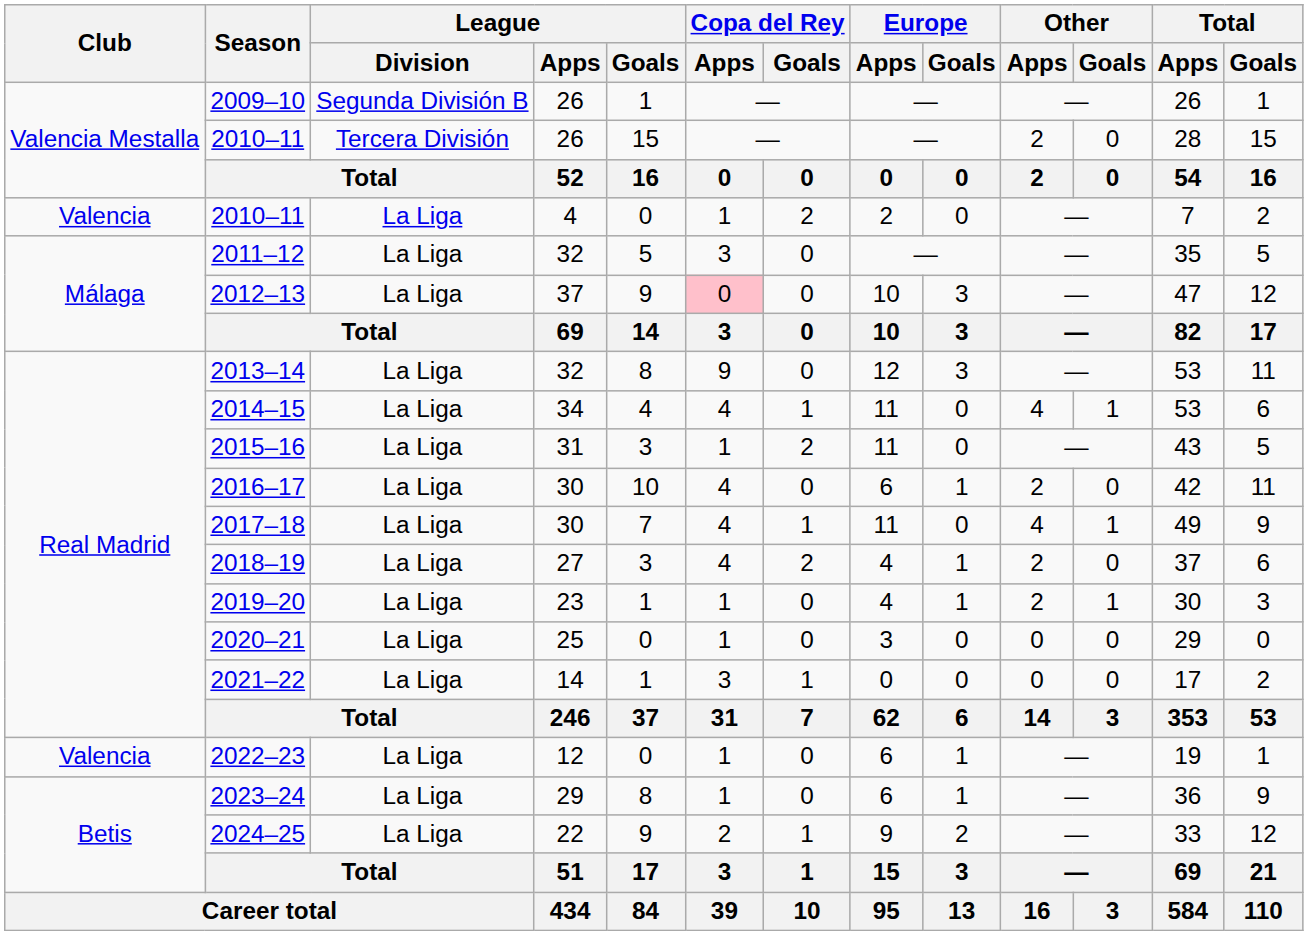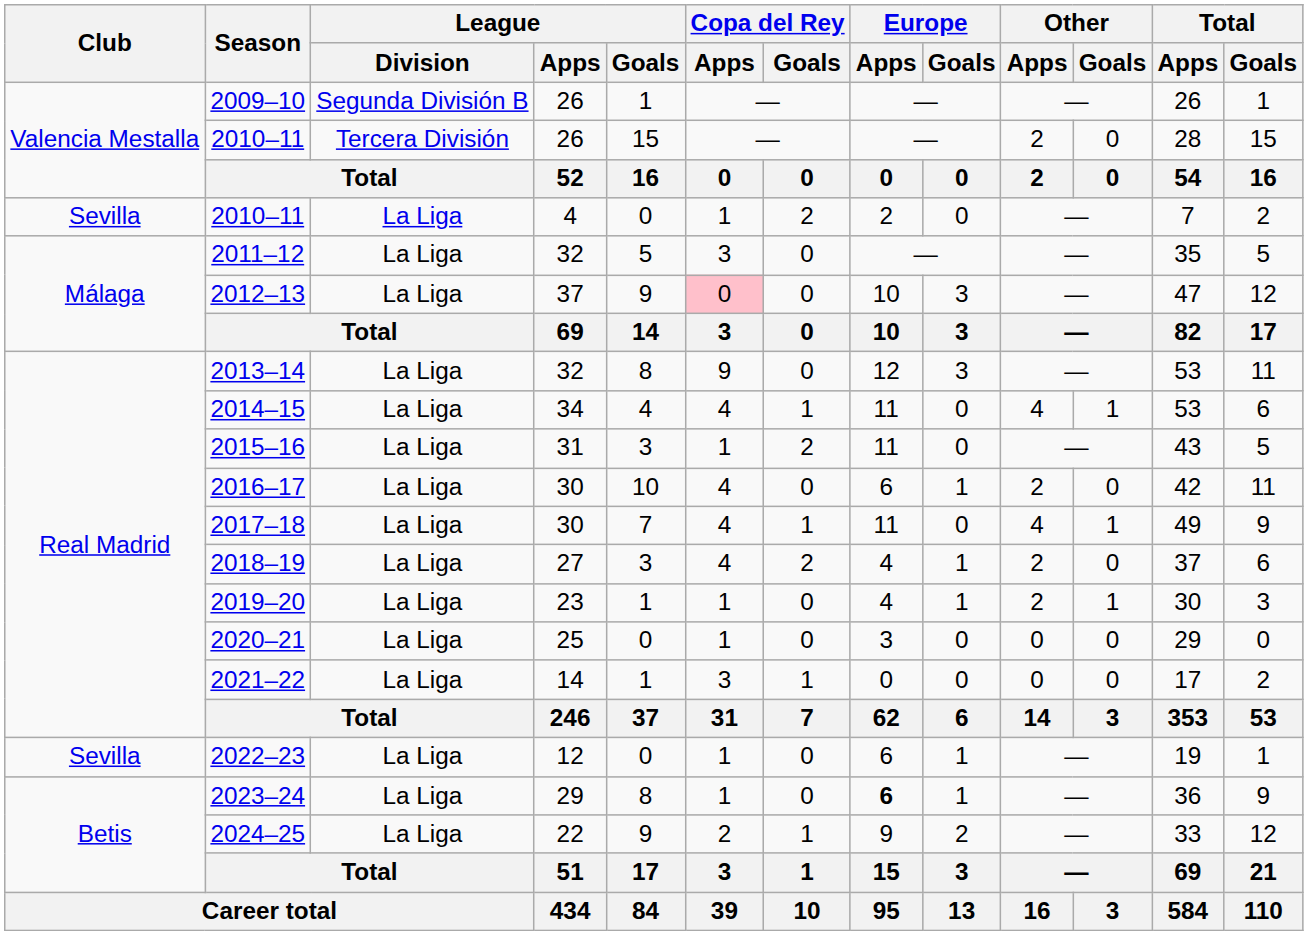(105, 216) Valencia -> (105, 216) Sevilla
(105, 756) Valencia -> (105, 756) Sevilla
(886, 795) normal -> (886, 795) bold
